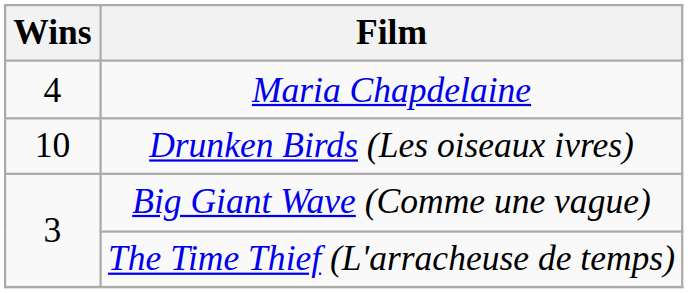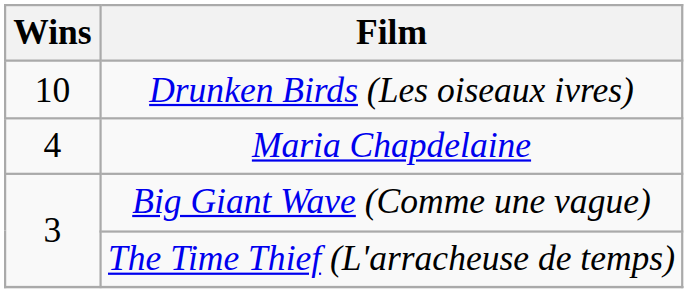rows swapped: (391, 145) <-> (391, 88)
